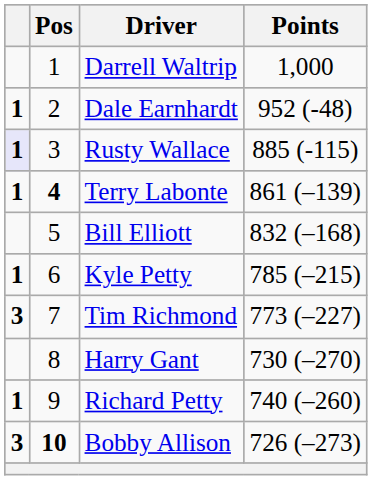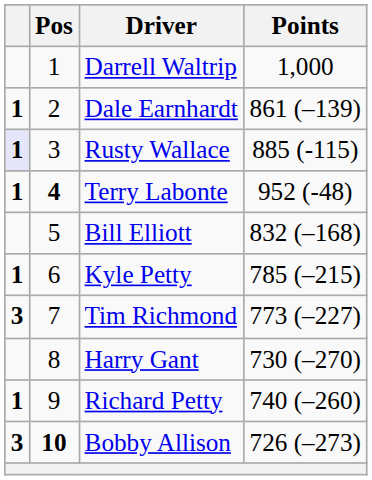(305, 108) 952 (-48) -> (305, 108) 861 (–139)
(305, 191) 861 (–139) -> (305, 191) 952 (-48)
